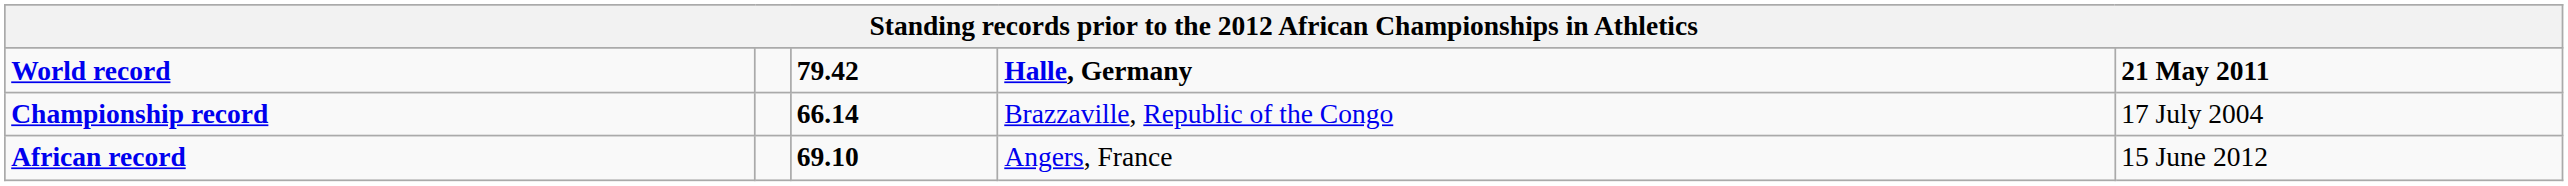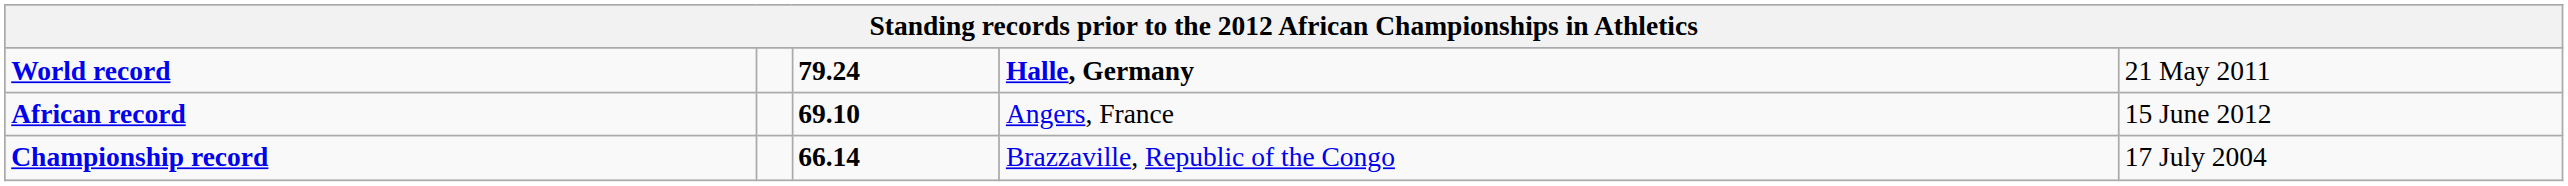(828, 69) 79.42 -> (829, 69) 79.24
(2195, 69) bold -> (2198, 69) normal
rows swapped: (98, 157) <-> (140, 113)
